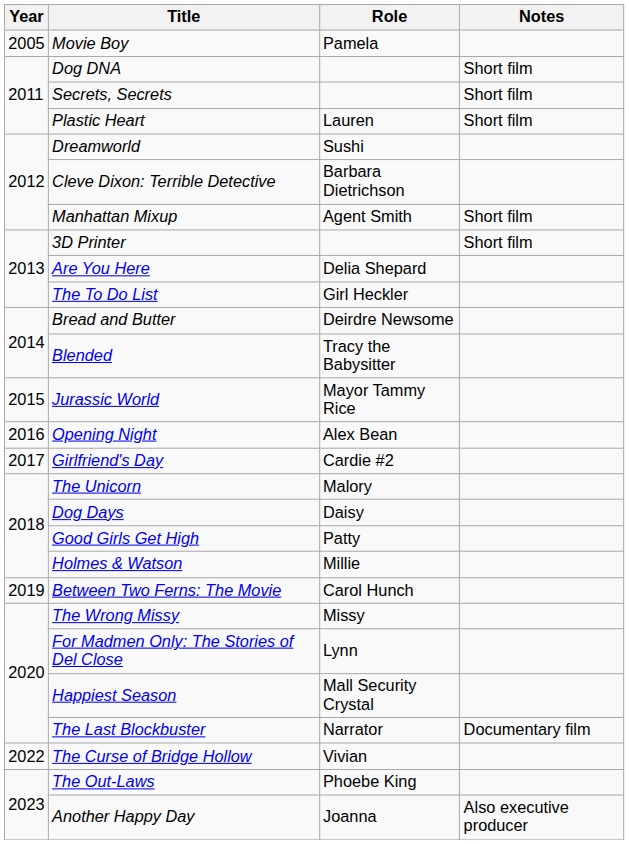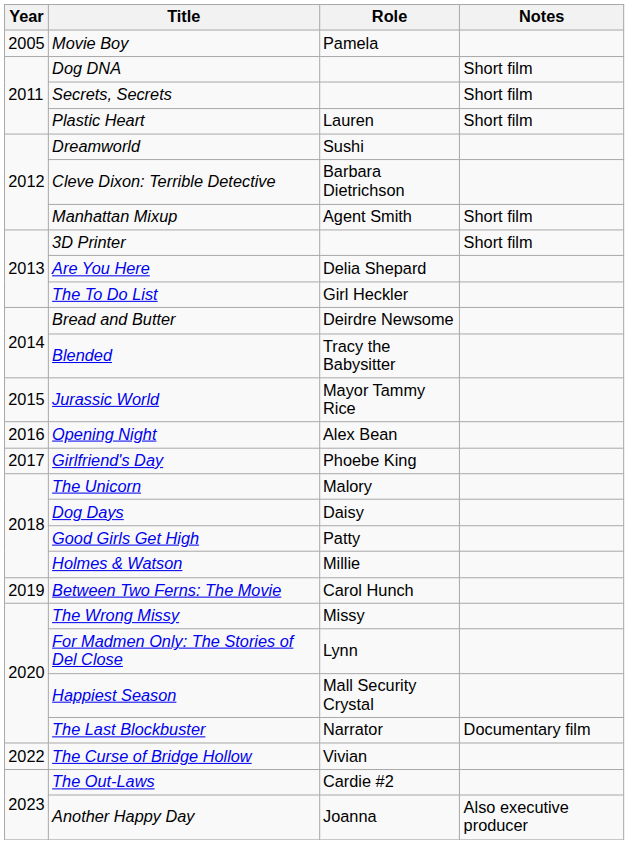(358, 460) Cardie #2 -> (370, 460) Phoebe King
(370, 782) Phoebe King -> (358, 782) Cardie #2
